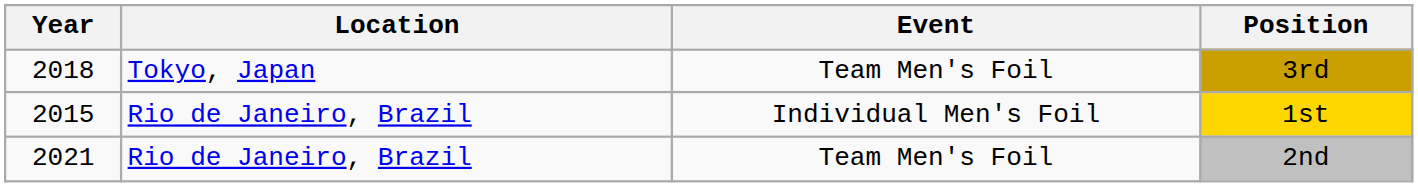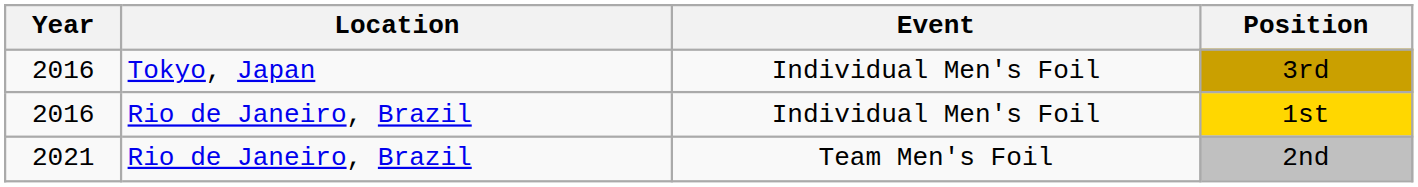(63, 71) 2018 -> (63, 71) 2016
(936, 71) Team Men's Foil -> (936, 71) Individual Men's Foil
(63, 114) 2015 -> (63, 114) 2016
